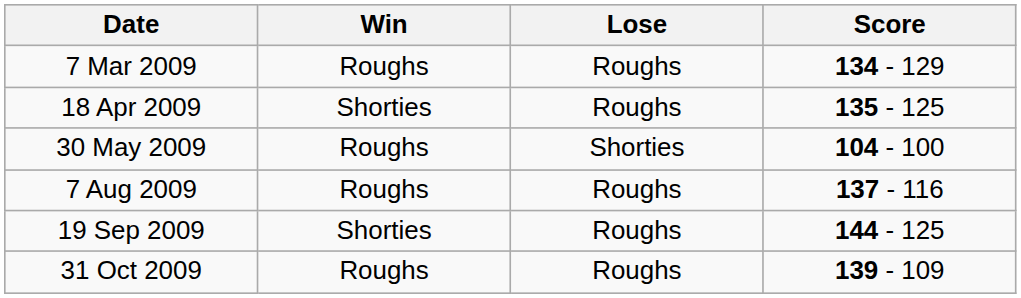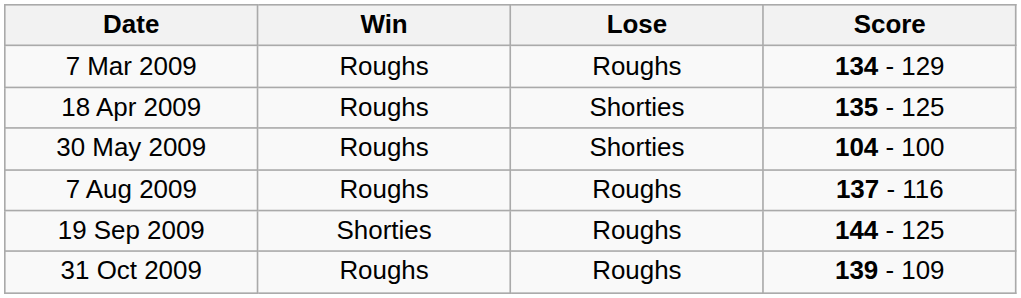(384, 107) Shorties -> (384, 107) Roughs
(637, 107) Roughs -> (637, 107) Shorties
